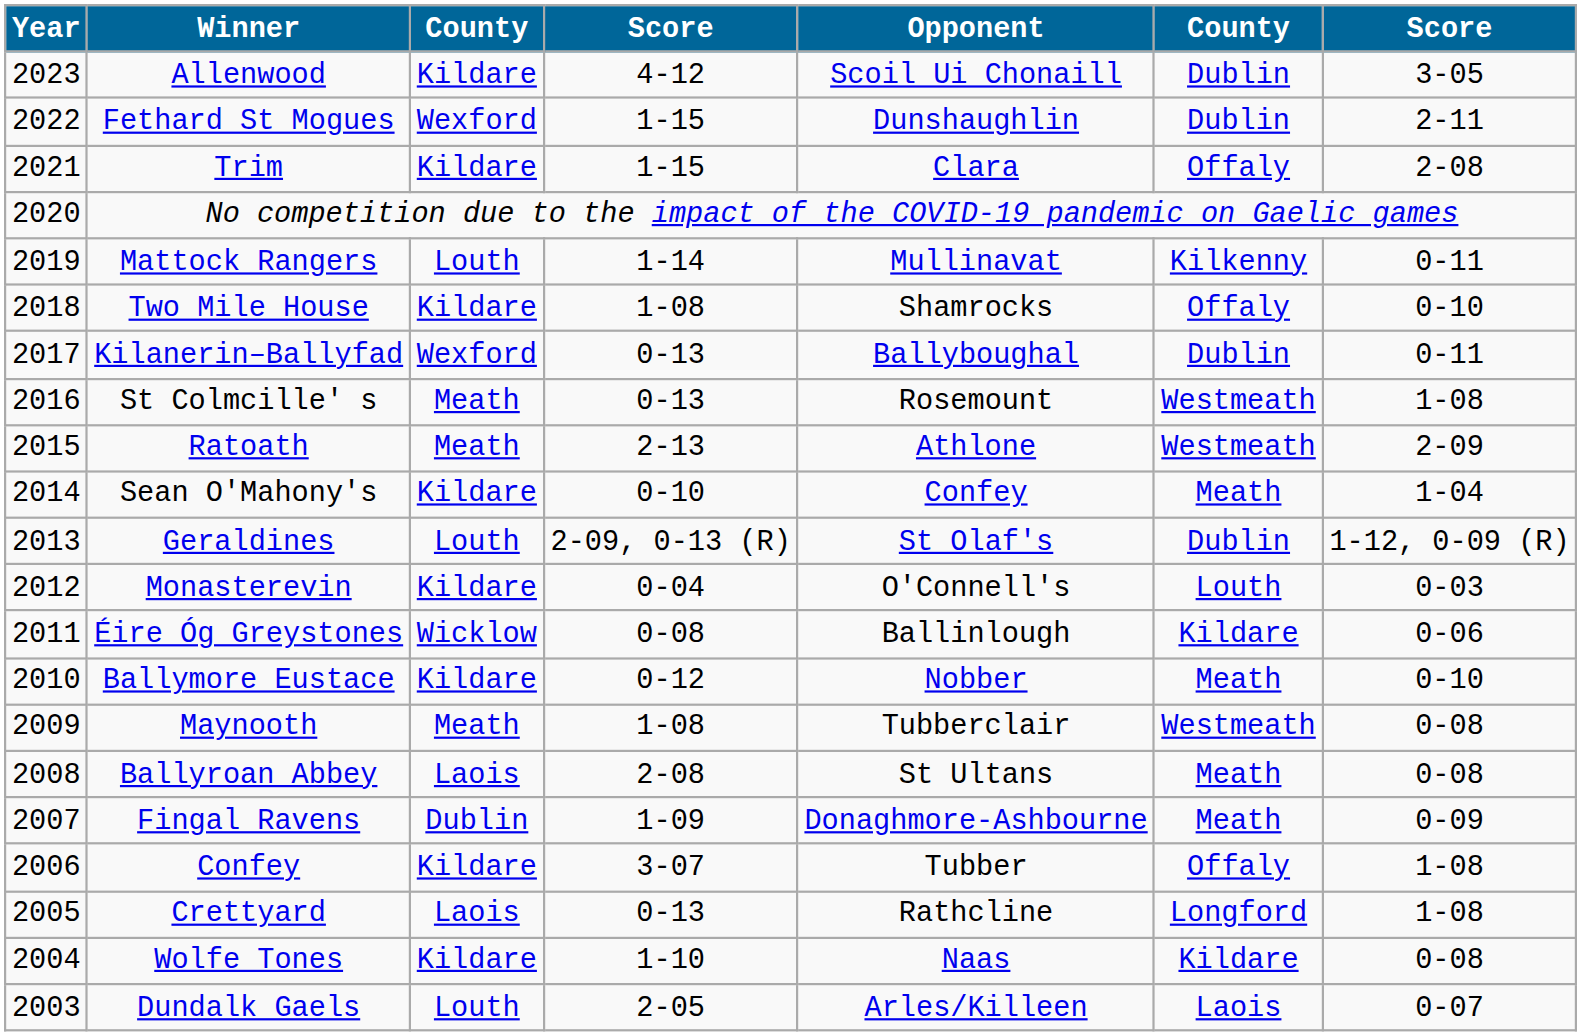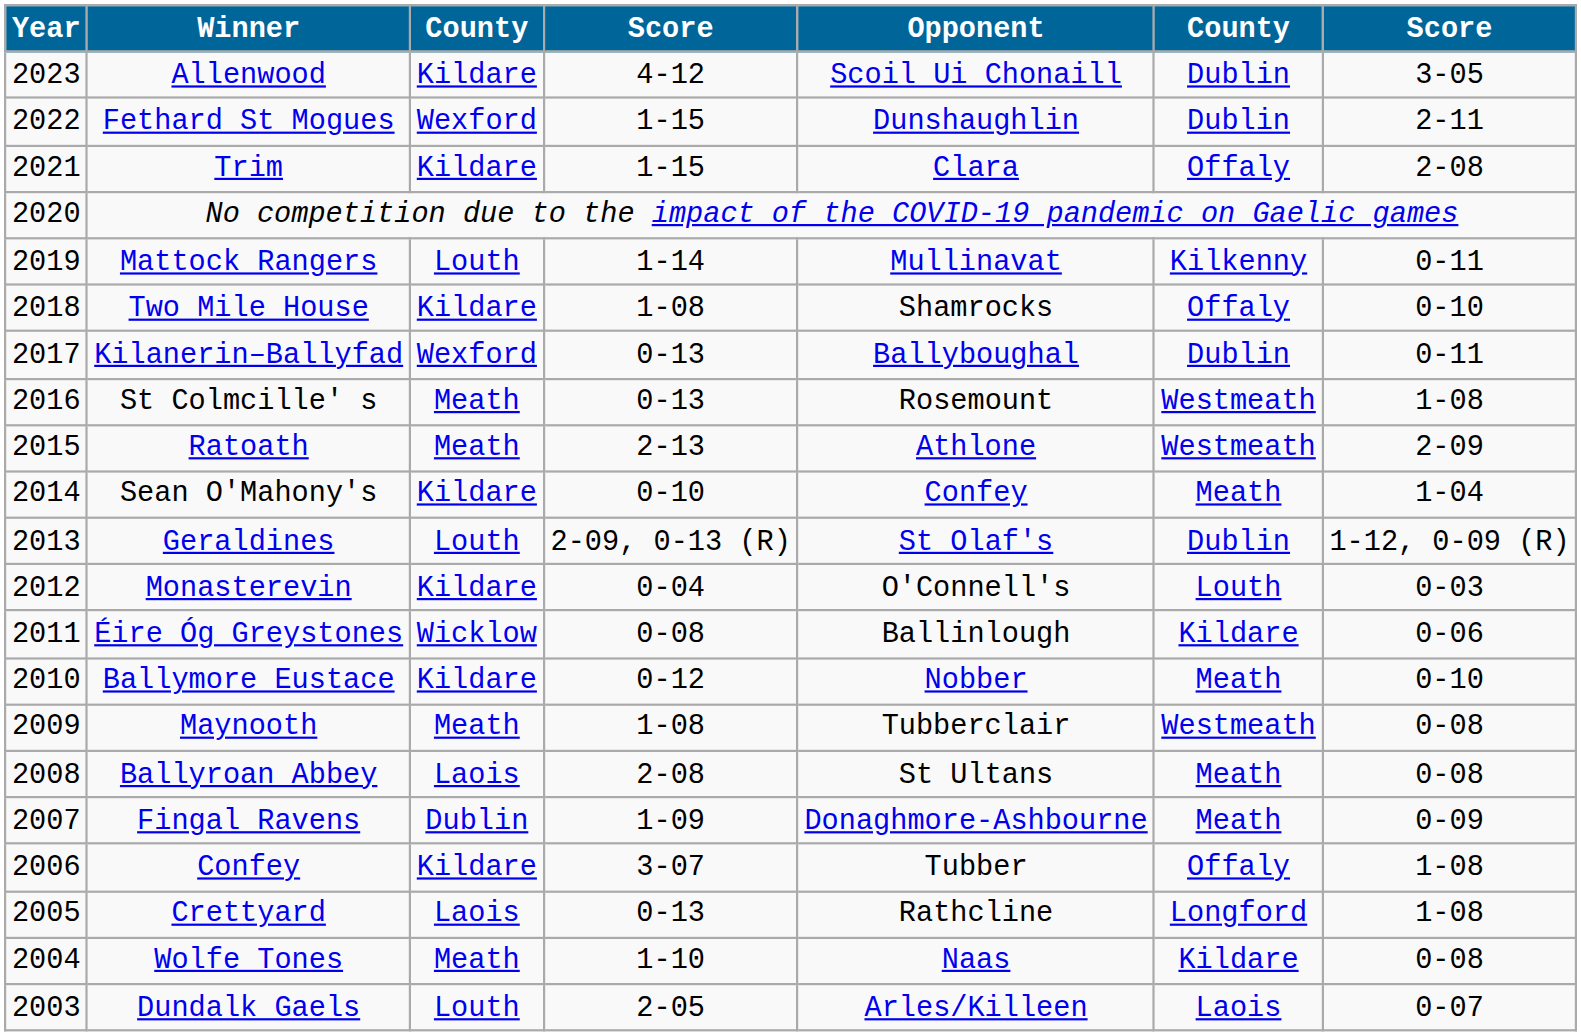(477, 961) Kildare -> (477, 961) Meath
